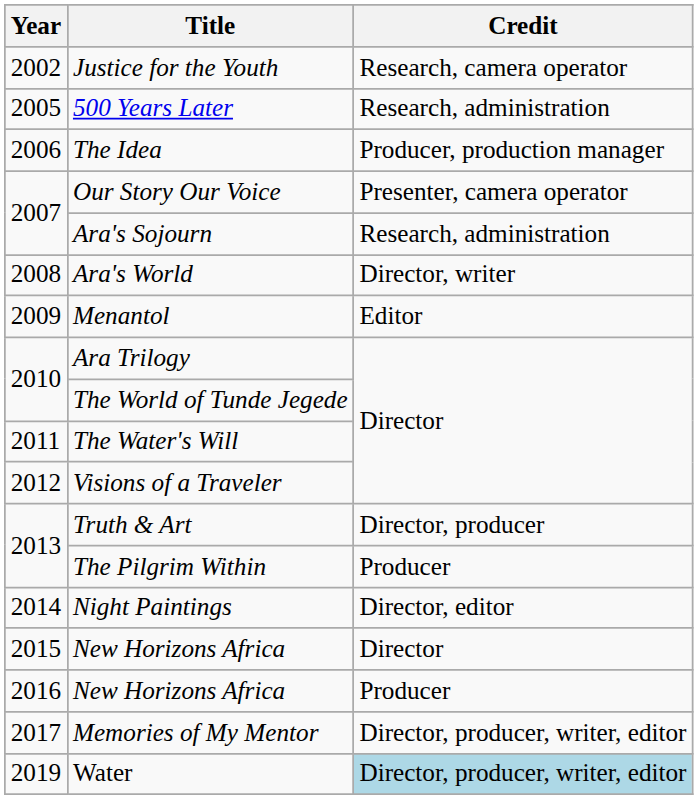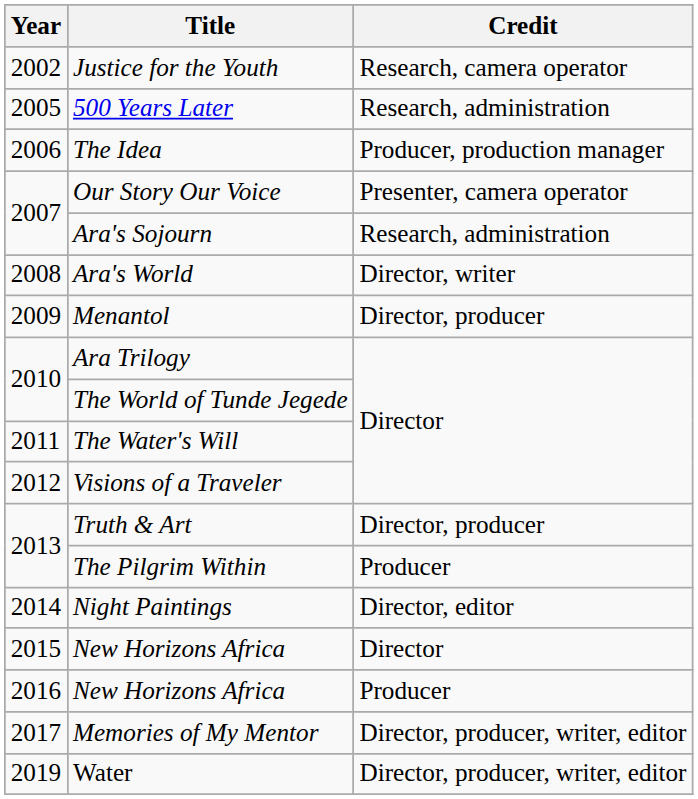(391, 316) Editor -> (452, 316) Director, producer
(523, 773) lightblue background -> (523, 773) no background
